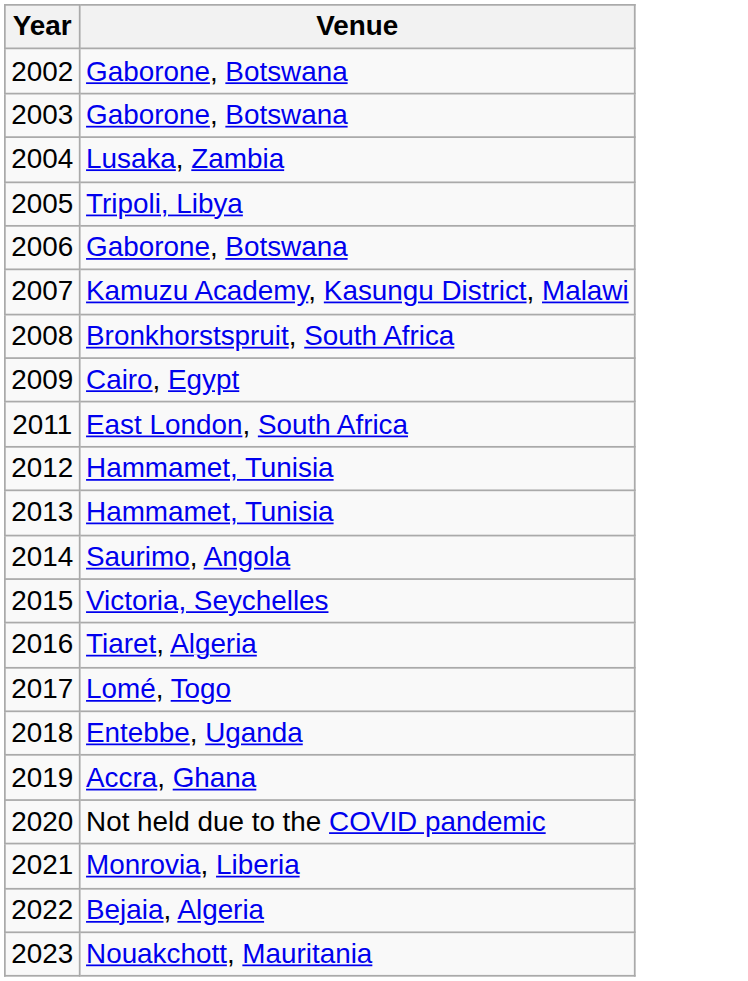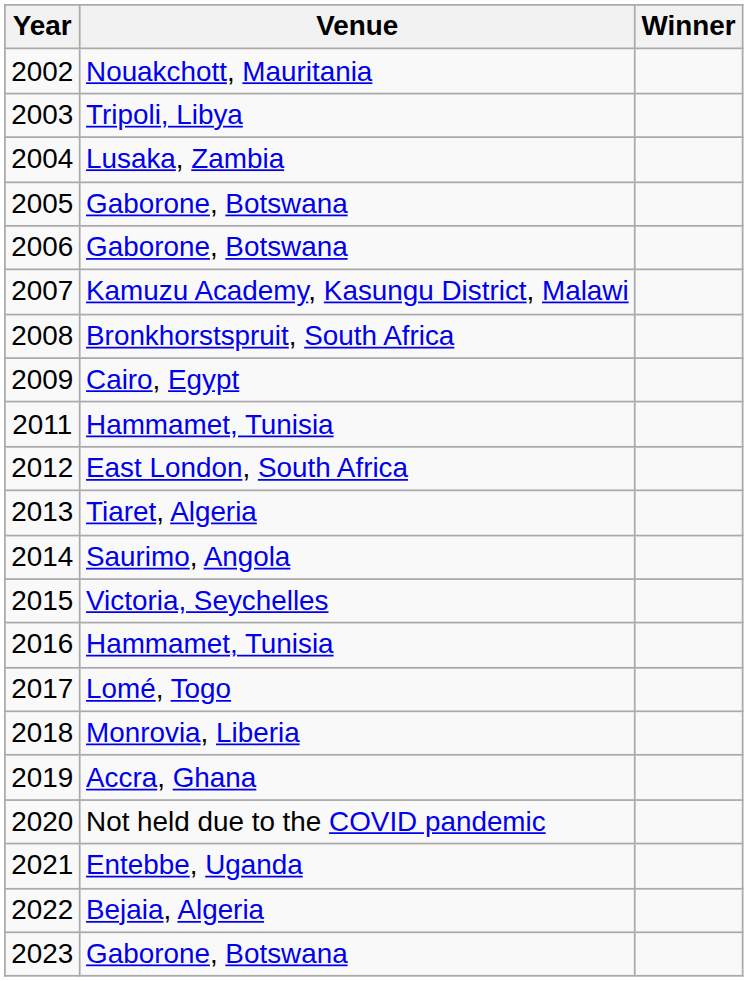+ column: (689, 26)
(217, 70) Gaborone, Botswana -> (229, 70) Nouakchott, Mauritania
(217, 114) Gaborone, Botswana -> (164, 114) Tripoli, Libya
(164, 203) Tripoli, Libya -> (217, 203) Gaborone, Botswana
(247, 423) East London, South Africa -> (210, 423) Hammamet, Tunisia
(210, 468) Hammamet, Tunisia -> (247, 468) East London, South Africa
(210, 512) Hammamet, Tunisia -> (171, 512) Tiaret, Algeria
(171, 644) Tiaret, Algeria -> (210, 644) Hammamet, Tunisia
(194, 733) Entebbe, Uganda -> (193, 733) Monrovia, Liberia
(193, 865) Monrovia, Liberia -> (194, 865) Entebbe, Uganda
(229, 953) Nouakchott, Mauritania -> (217, 953) Gaborone, Botswana
